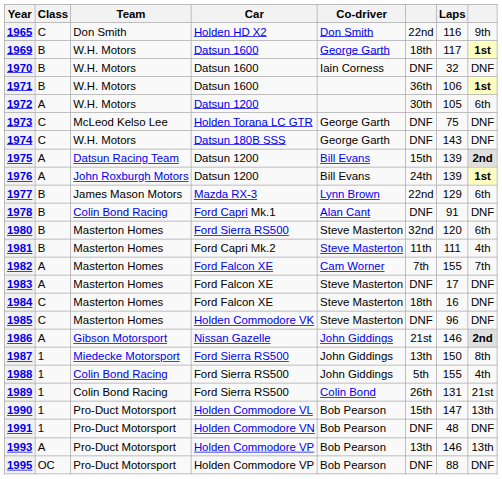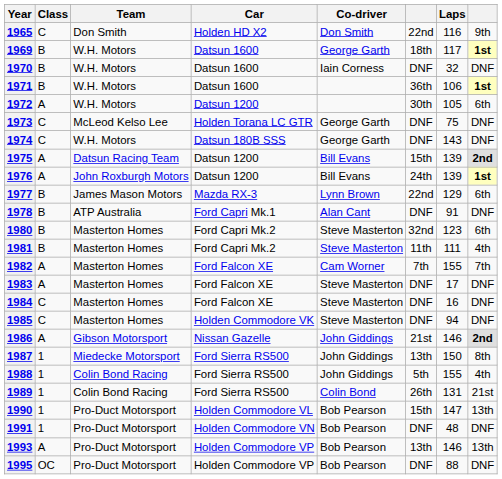(121, 212) Colin Bond Racing -> (107, 212) ATP Australia
(241, 230) Ford Sierra RS500 -> (235, 230) Ford Capri Mk.2
(452, 230) 120 -> (452, 230) 123
(421, 302) 18th -> (421, 302) DNF
(452, 320) 96 -> (452, 320) 94
